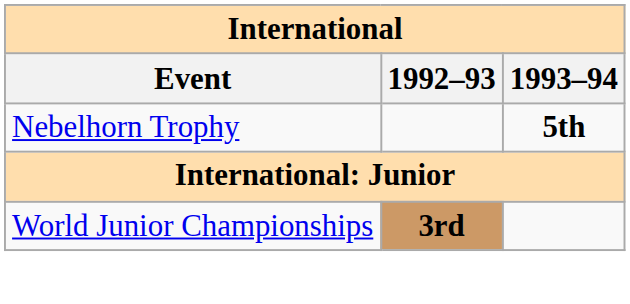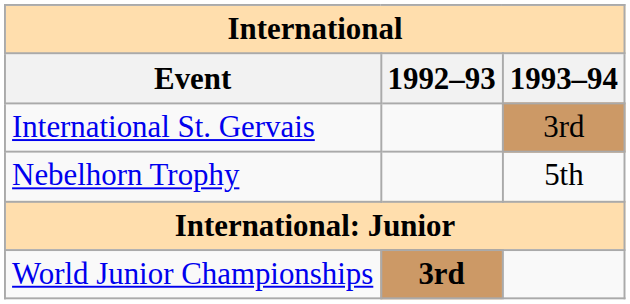+ row: (163, 126)
(564, 126) bold -> (564, 175) normal
